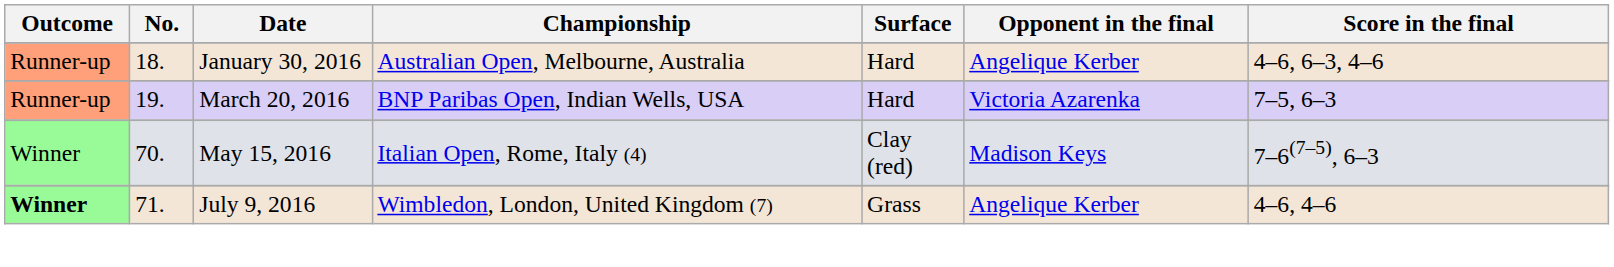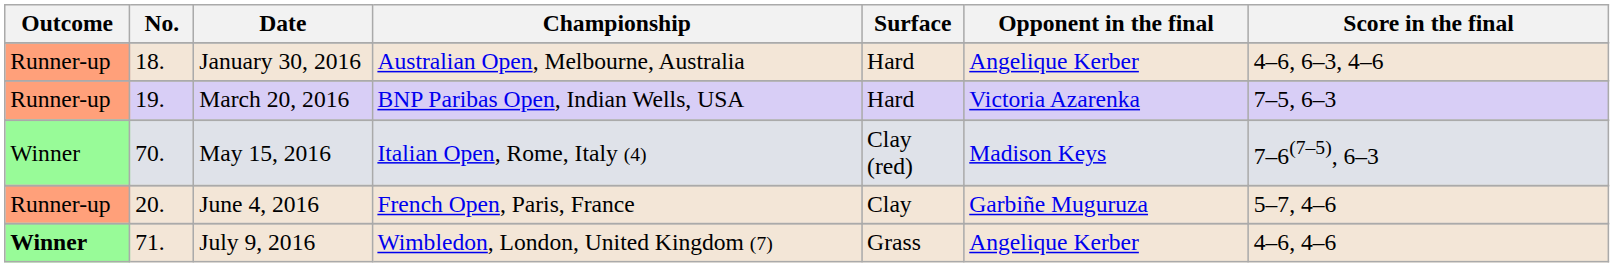+ row: (259, 203)
